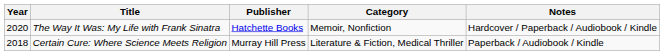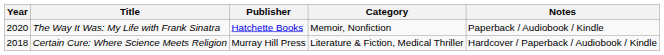(562, 27) Hardcover / Paperback / Audiobook / Kindle -> (536, 27) Paperback / Audiobook / Kindle
(536, 43) Paperback / Audiobook / Kindle -> (562, 43) Hardcover / Paperback / Audiobook / Kindle
